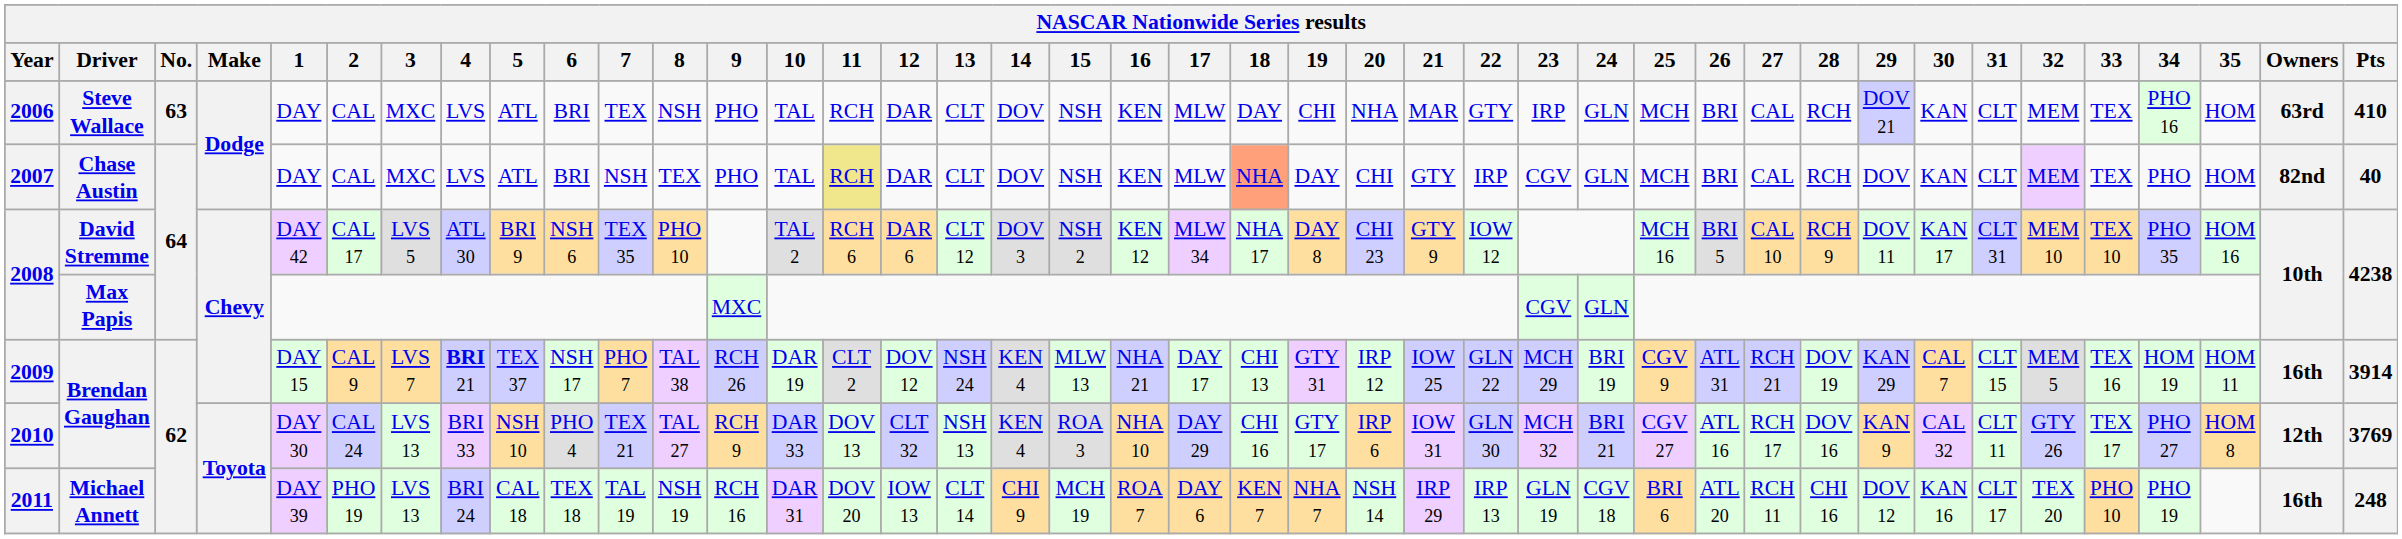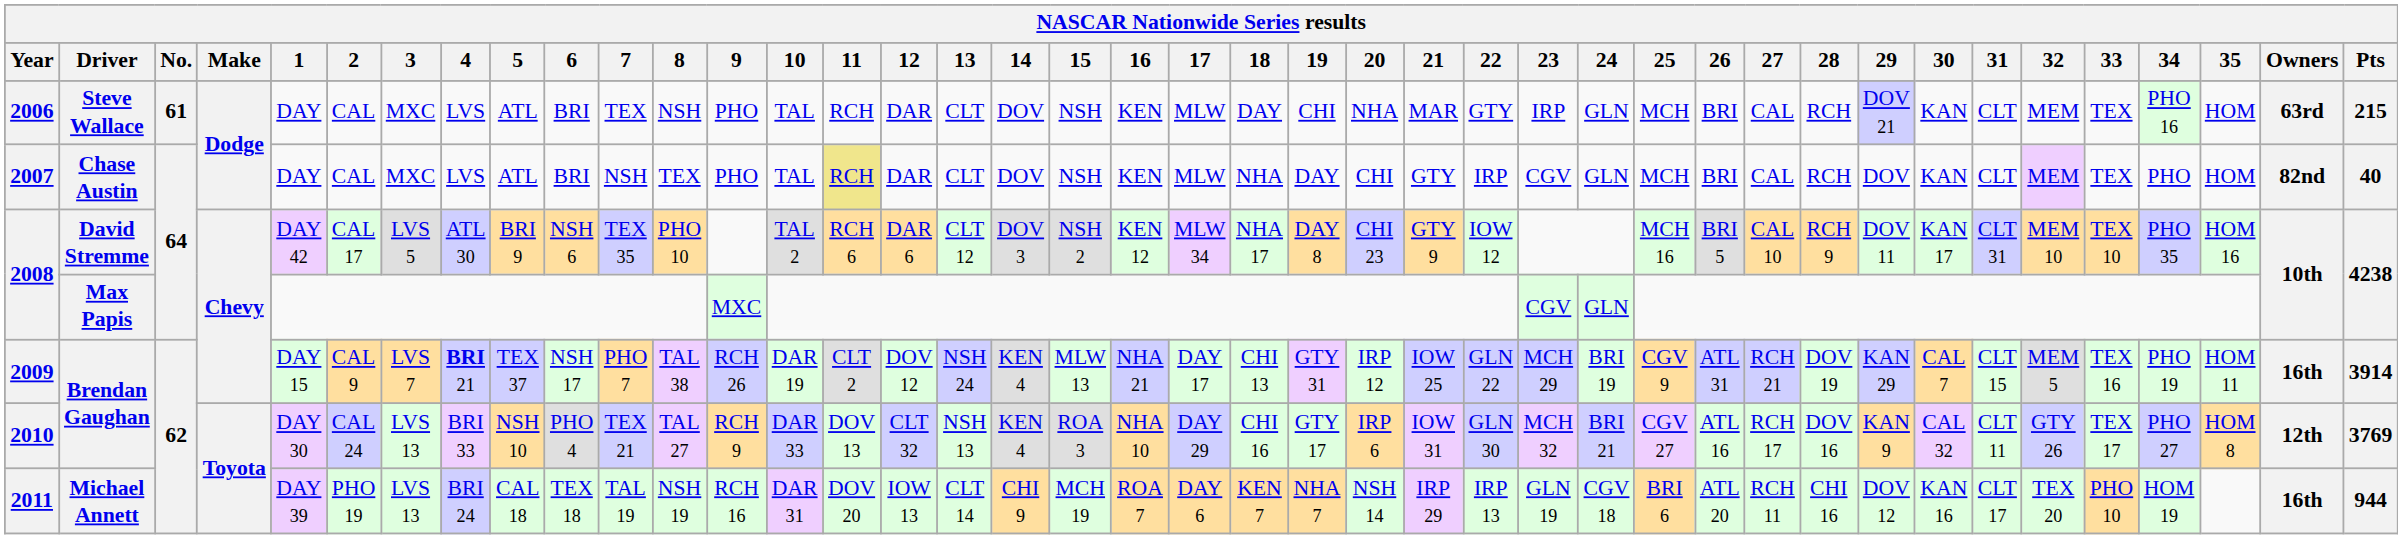(176, 112) 63 -> (176, 112) 61
(2371, 112) 410 -> (2371, 112) 215
(1259, 176) lightsalmon background -> (1259, 176) no background
(2169, 370) HOM 19 -> (2169, 370) PHO 19
(2169, 499) PHO 19 -> (2169, 499) HOM 19
(2371, 500) 248 -> (2371, 500) 944
